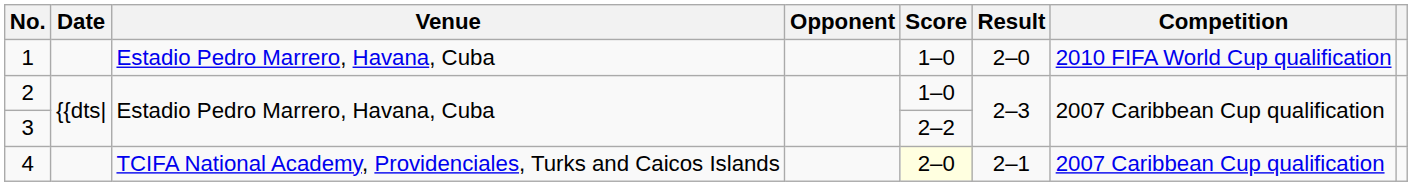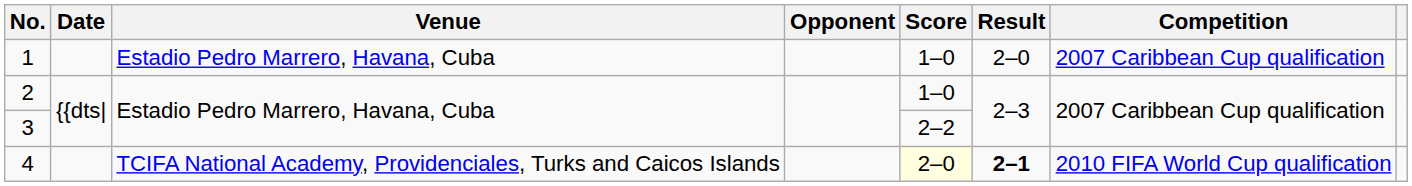(1224, 57) 2010 FIFA World Cup qualification -> (1220, 57) 2007 Caribbean Cup qualification
(1011, 163) normal -> (1011, 163) bold
(1220, 163) 2007 Caribbean Cup qualification -> (1224, 163) 2010 FIFA World Cup qualification
